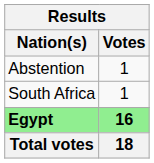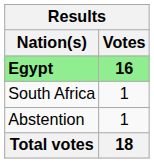rows swapped: (31, 119) <-> (46, 68)
